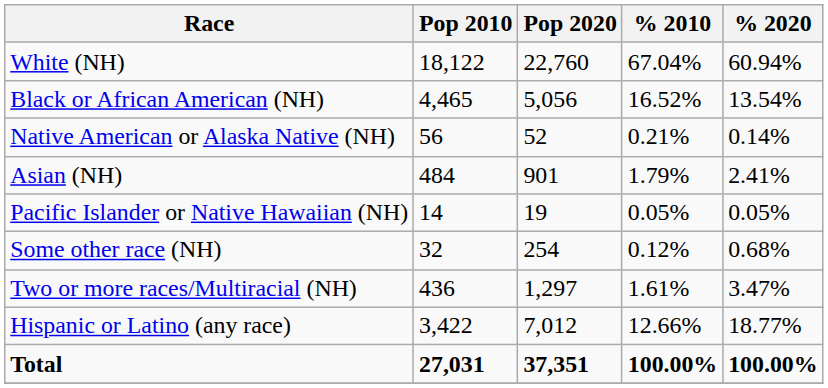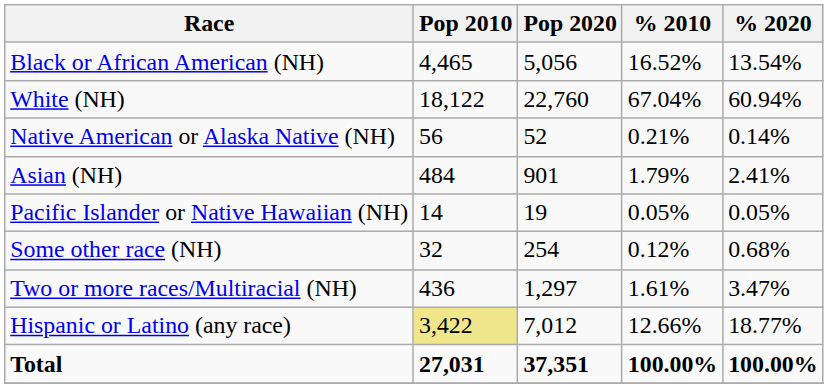rows swapped: (67, 61) <-> (167, 99)
(446, 325) no background -> (446, 325) khaki background
